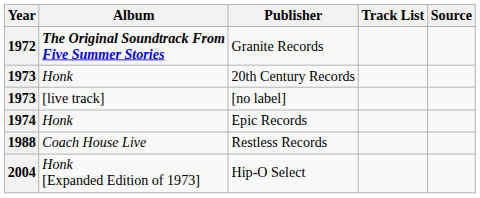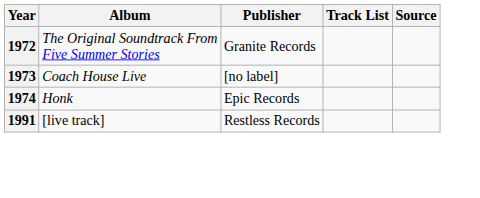(134, 45) bold -> (130, 45) normal
- row: (293, 76)
(73, 98) [live track] -> (94, 76) Coach House Live
(22, 143) 1988 -> (22, 120) 1991
(94, 143) Coach House Live -> (73, 120) [live track]
- row: (268, 173)
